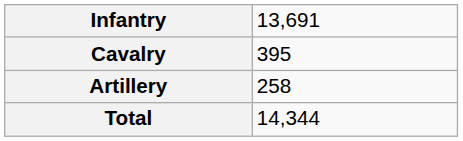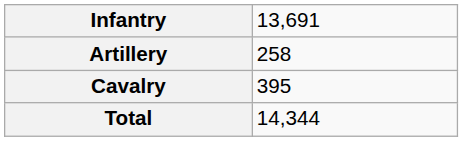rows swapped: (128, 53) <-> (128, 86)
